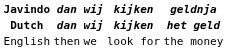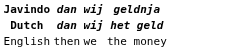- column: (134, 25)
